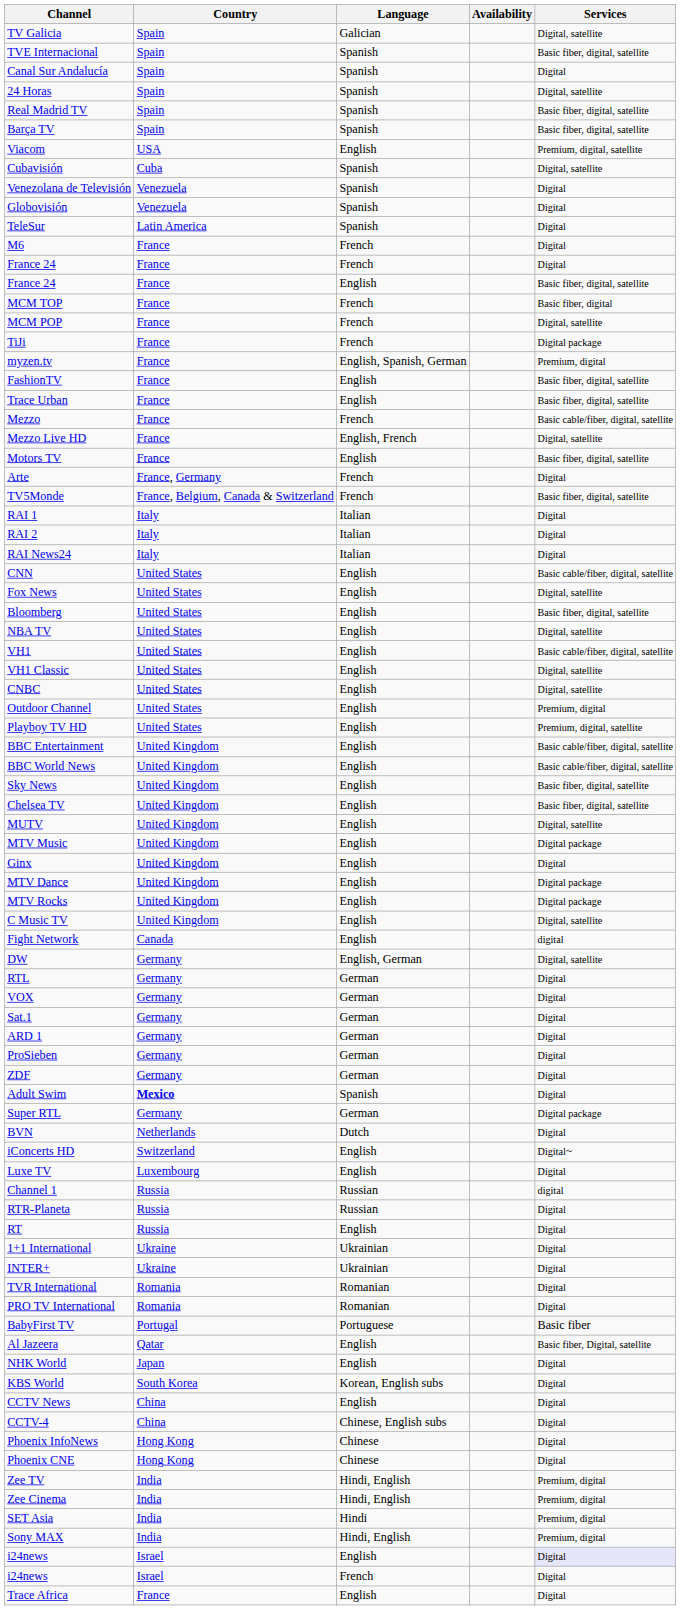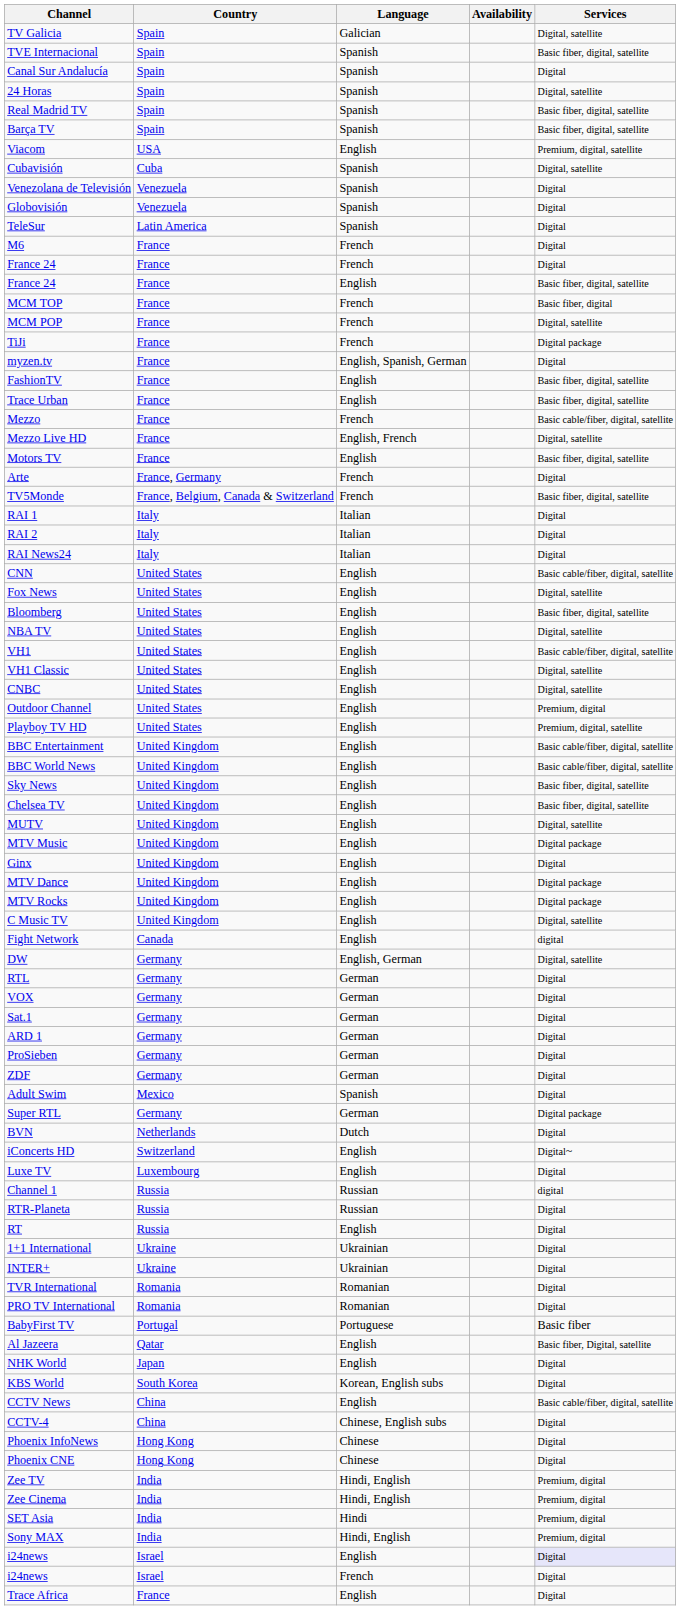(572, 362) Premium, digital -> (552, 362) Digital
(156, 1094) bold -> (155, 1094) normal
(552, 1403) Digital -> (605, 1403) Basic cable/fiber, digital, satellite
